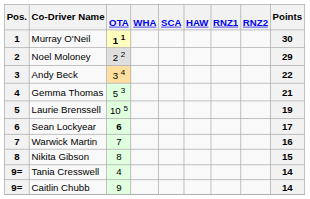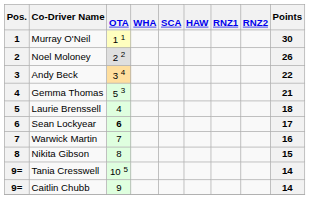(119, 39) bold -> (119, 39) normal
(287, 56) 29 -> (287, 56) 26
(119, 110) 10 5 -> (119, 108) 4
(287, 110) 19 -> (287, 108) 18
(119, 172) 4 -> (119, 170) 10 5
